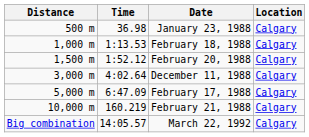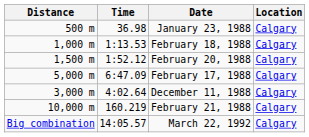rows swapped: (201, 76) <-> (201, 92)
